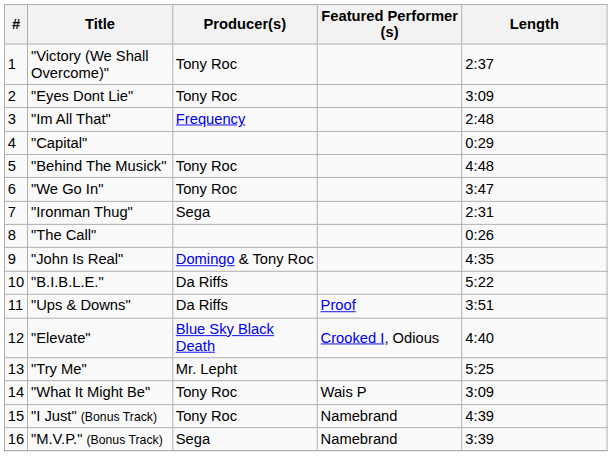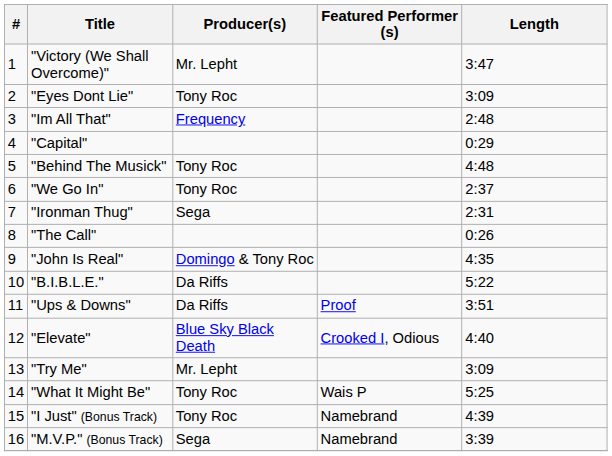(206, 64) Tony Roc -> (206, 64) Mr. Lepht
(480, 64) 2:37 -> (480, 64) 3:47
(480, 189) 3:47 -> (480, 189) 2:37
(480, 369) 5:25 -> (480, 369) 3:09
(480, 392) 3:09 -> (480, 392) 5:25
